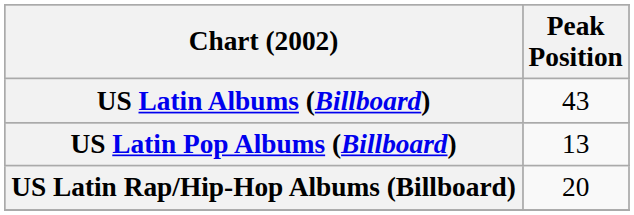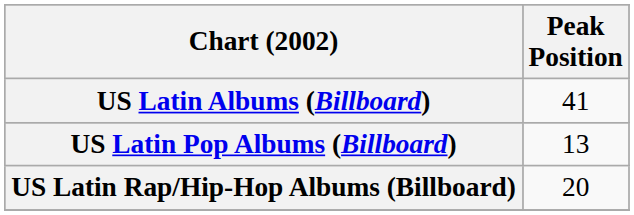(576, 100) 43 -> (576, 100) 41
